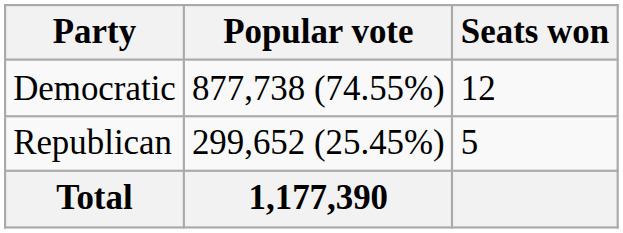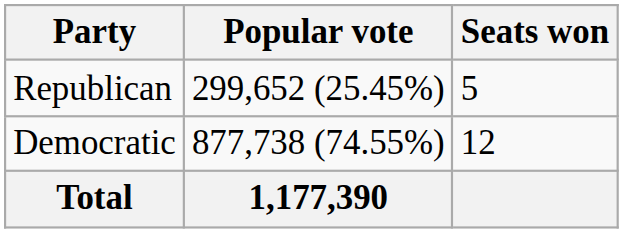rows swapped: (94, 87) <-> (93, 142)
